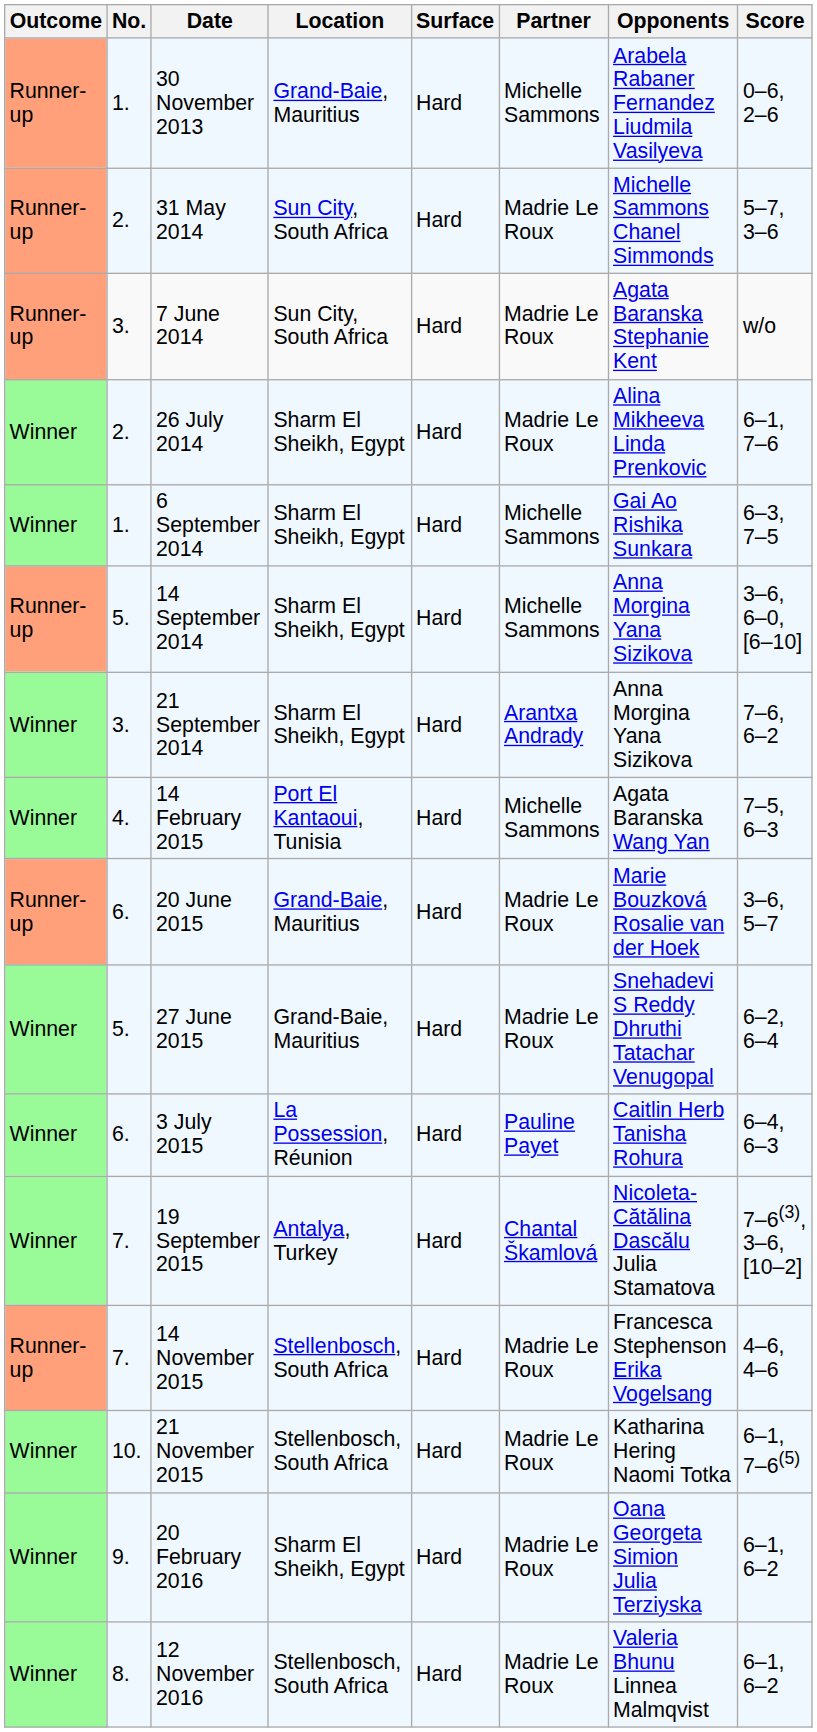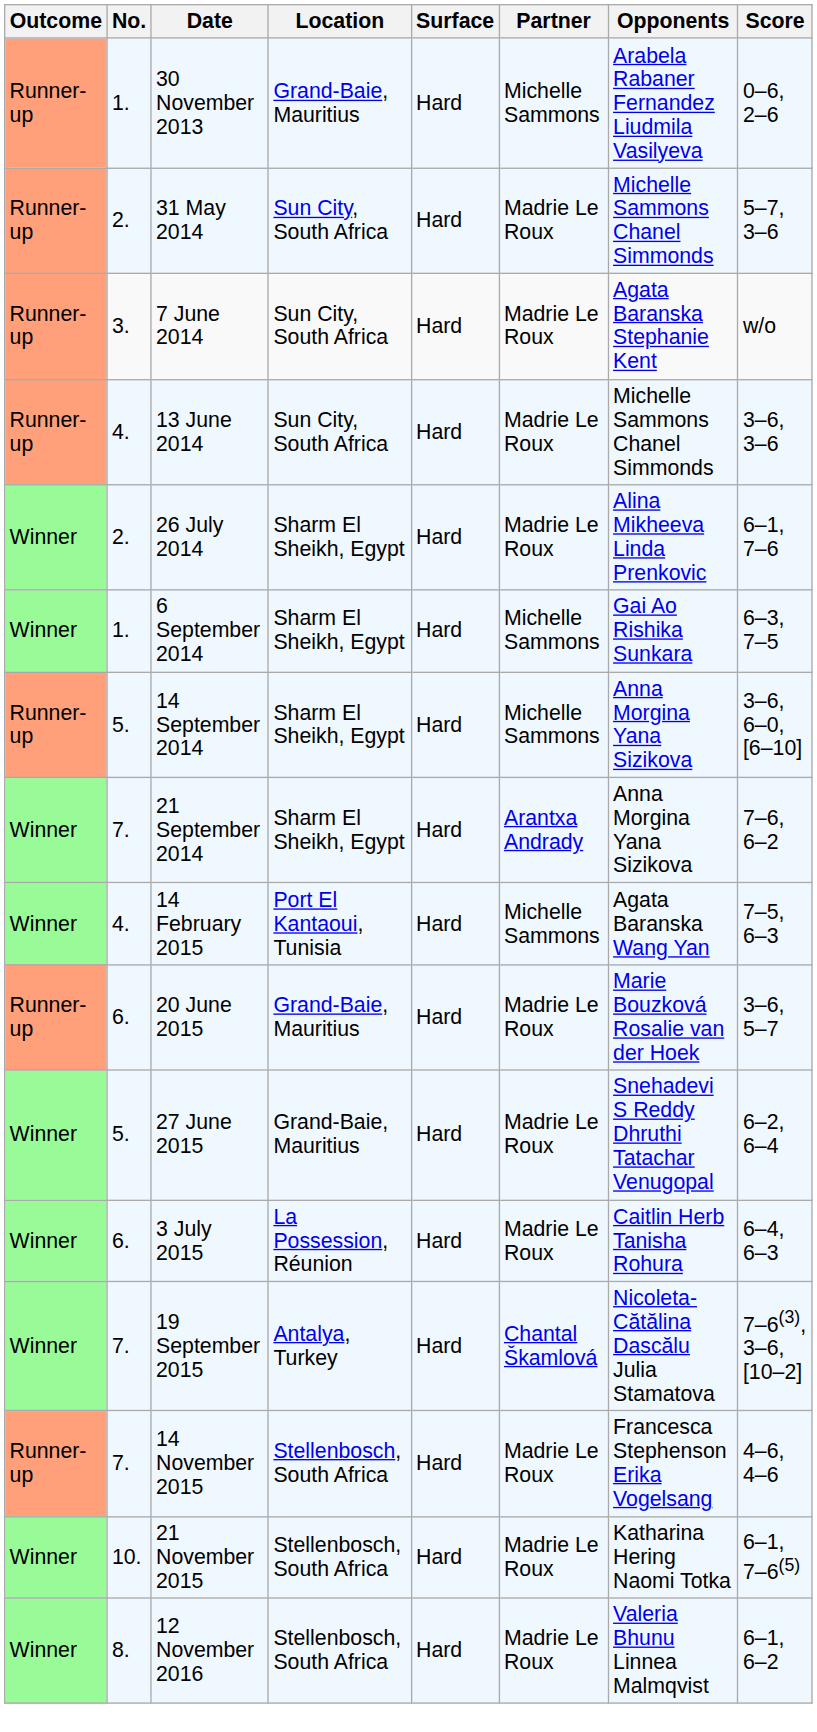+ row: (194, 431)
(121, 724) 3. -> (121, 830) 7.
(539, 1134) Pauline Payet -> (551, 1240) Madrie Le Roux
- row: (199, 1557)
